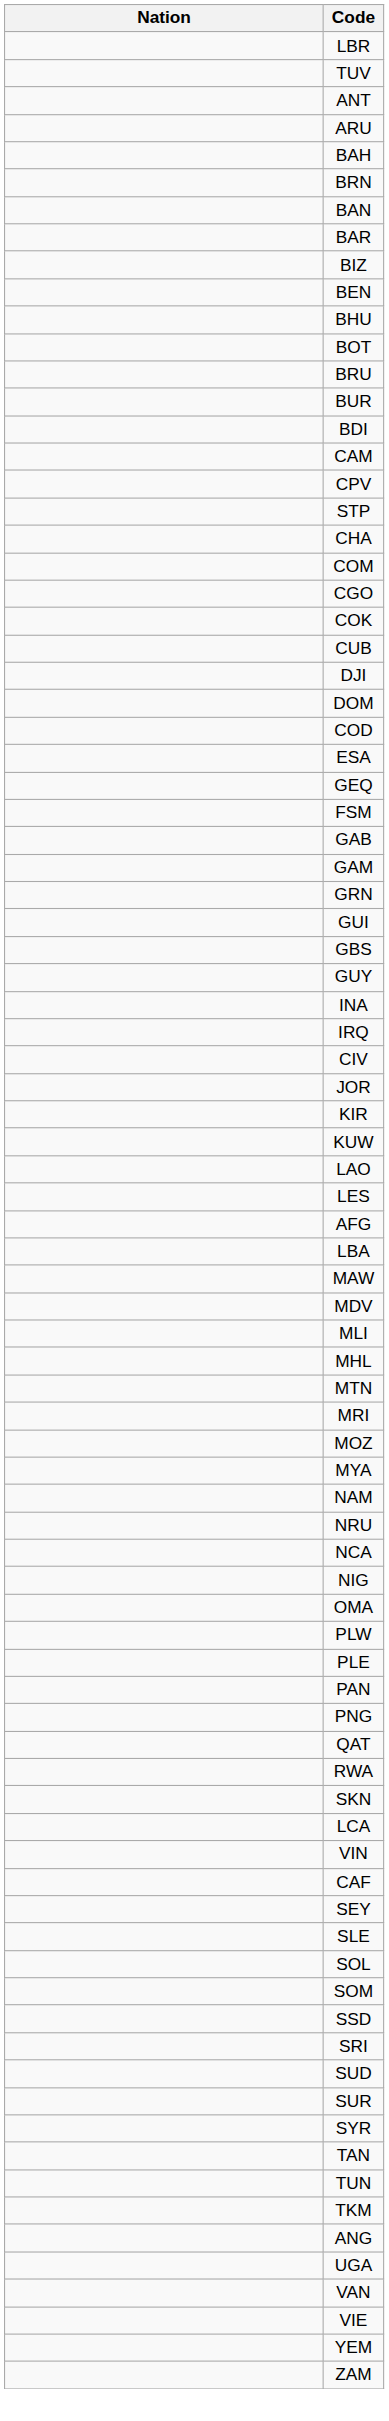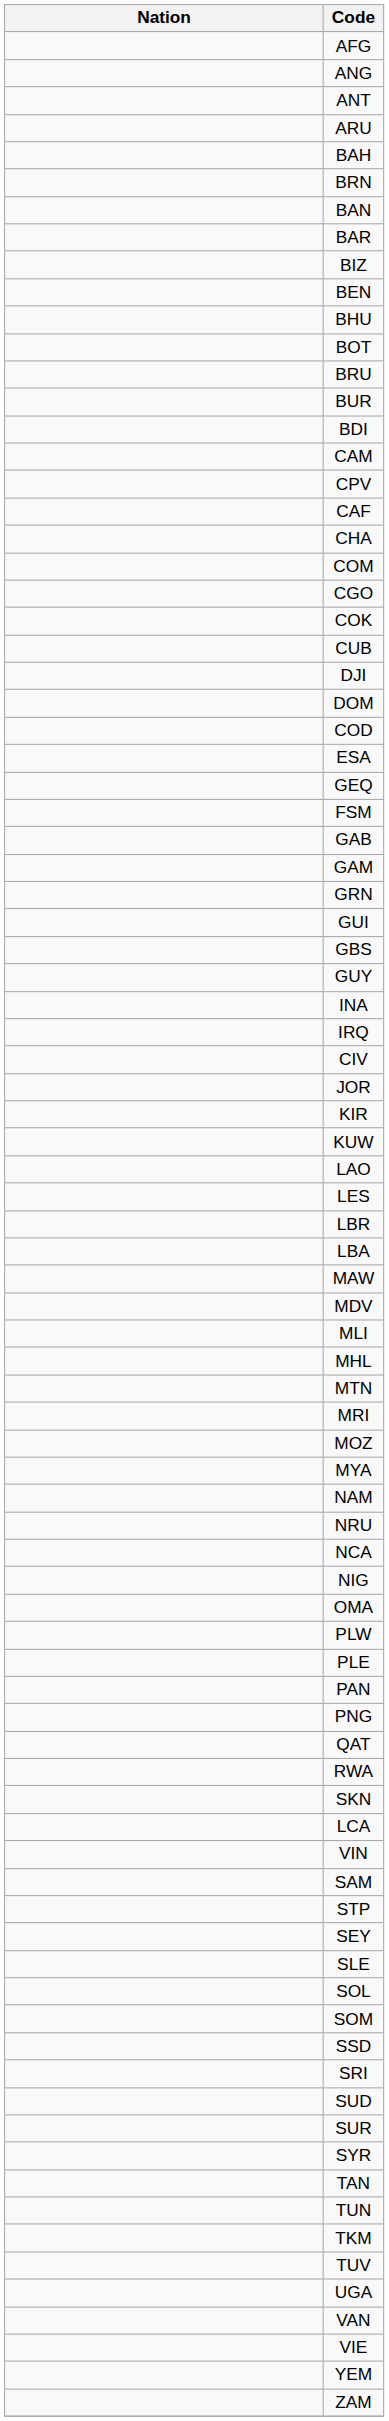rows swapped: (353, 1224) <-> (353, 45)
rows swapped: (353, 2238) <-> (353, 73)
rows swapped: (353, 1881) <-> (353, 511)
+ row: (353, 1881)
